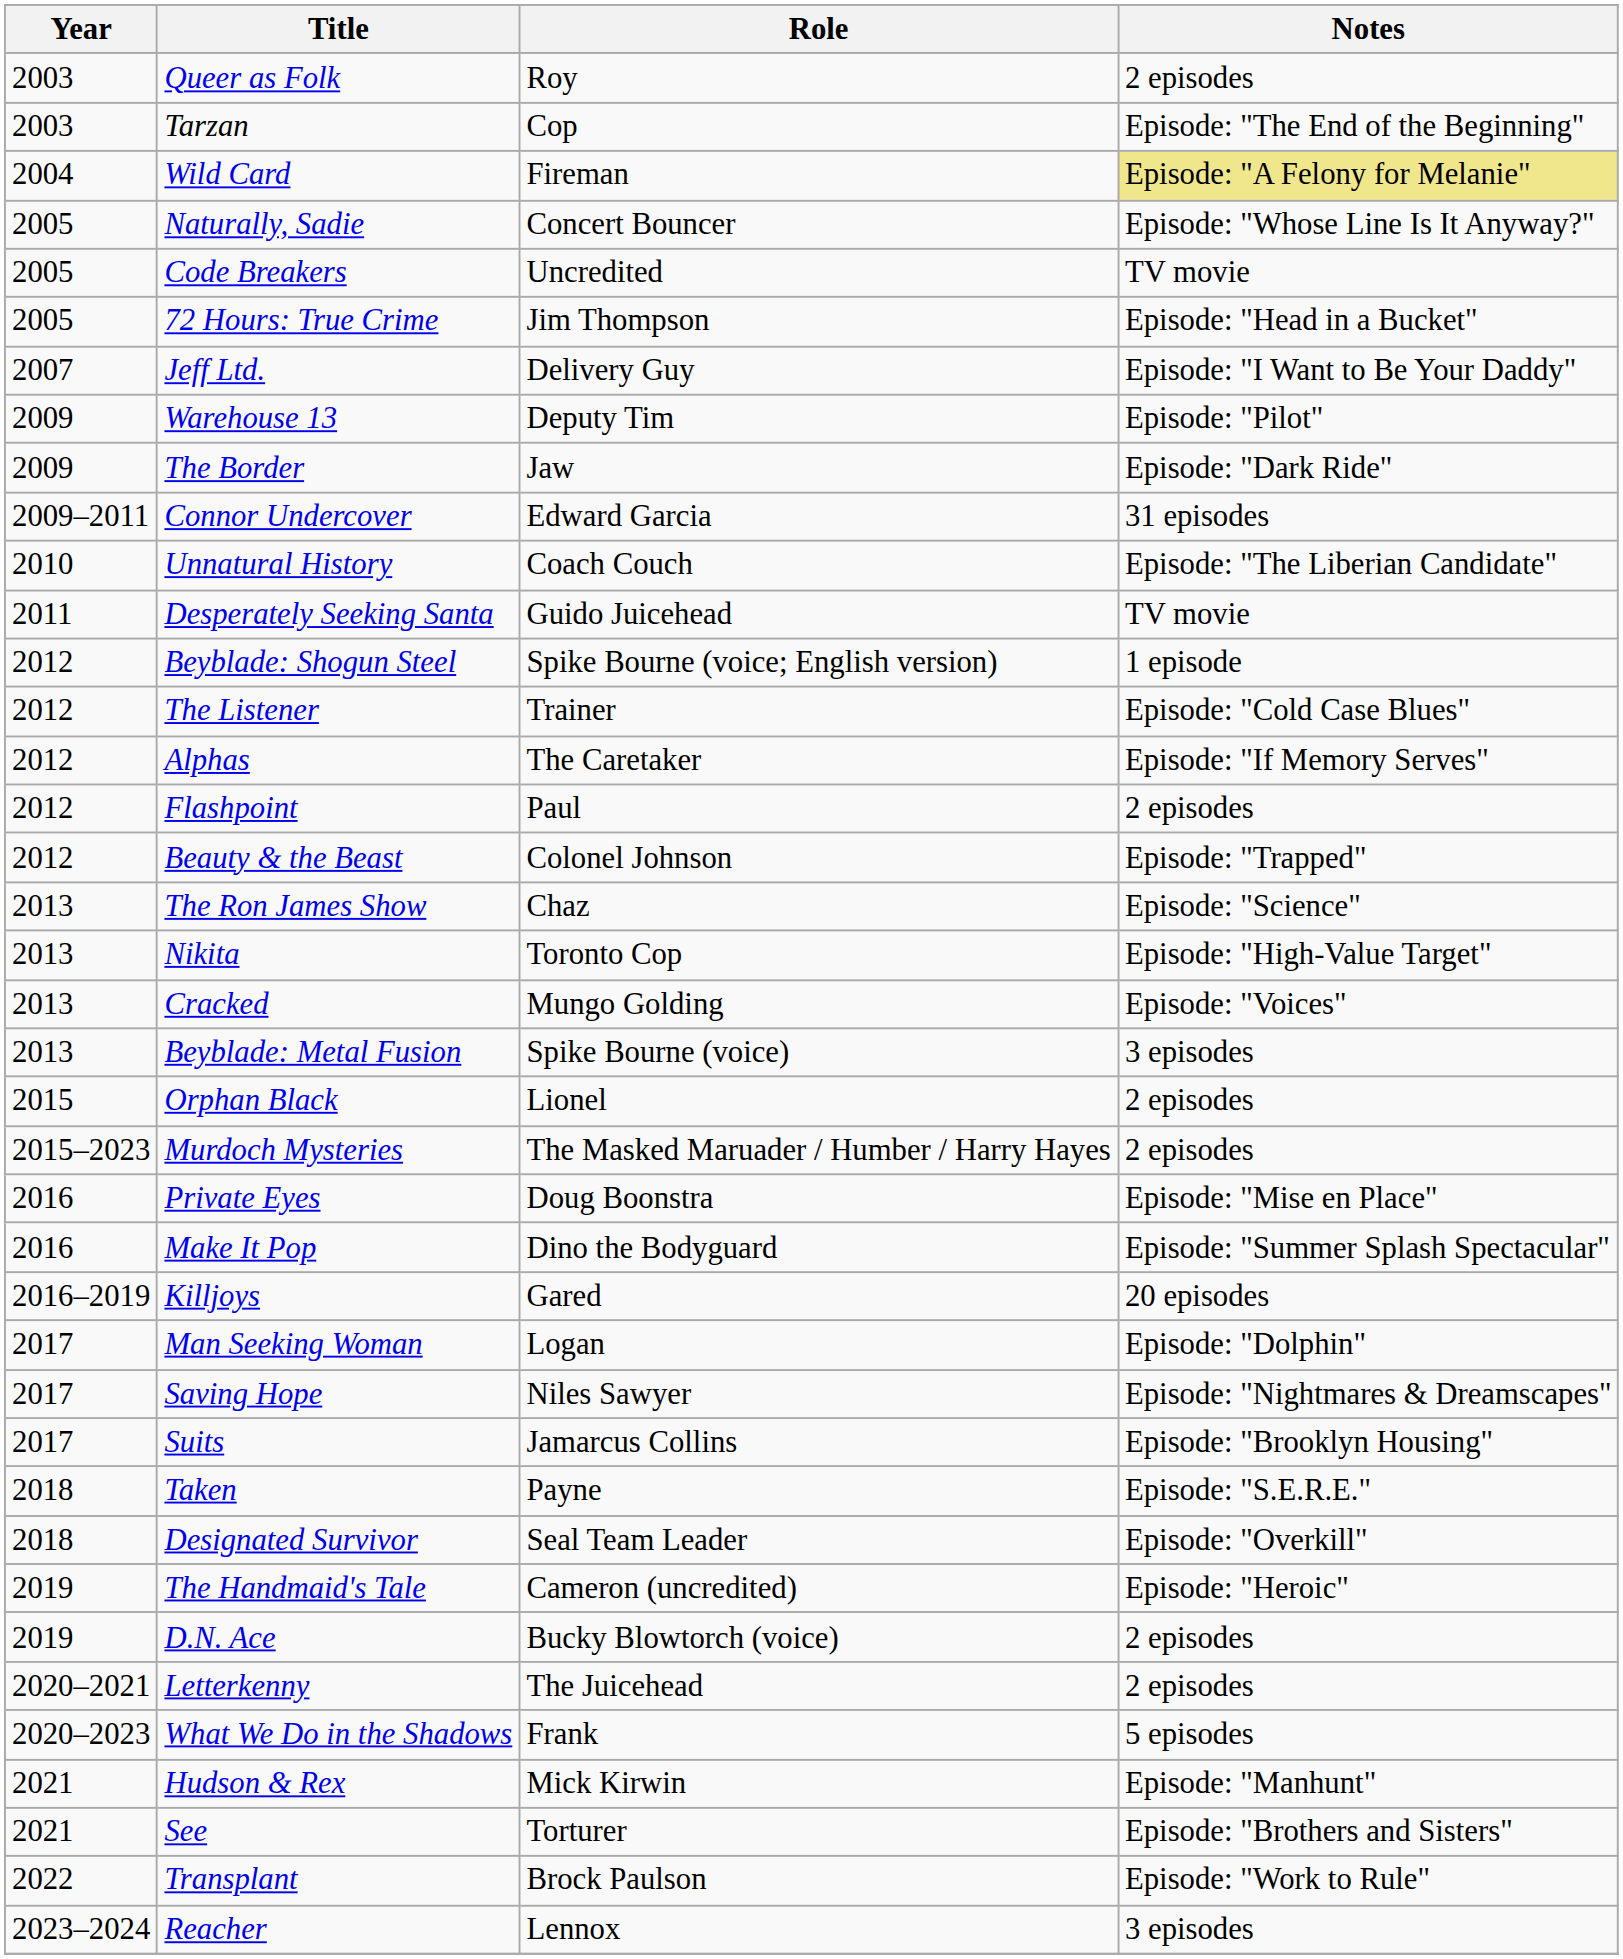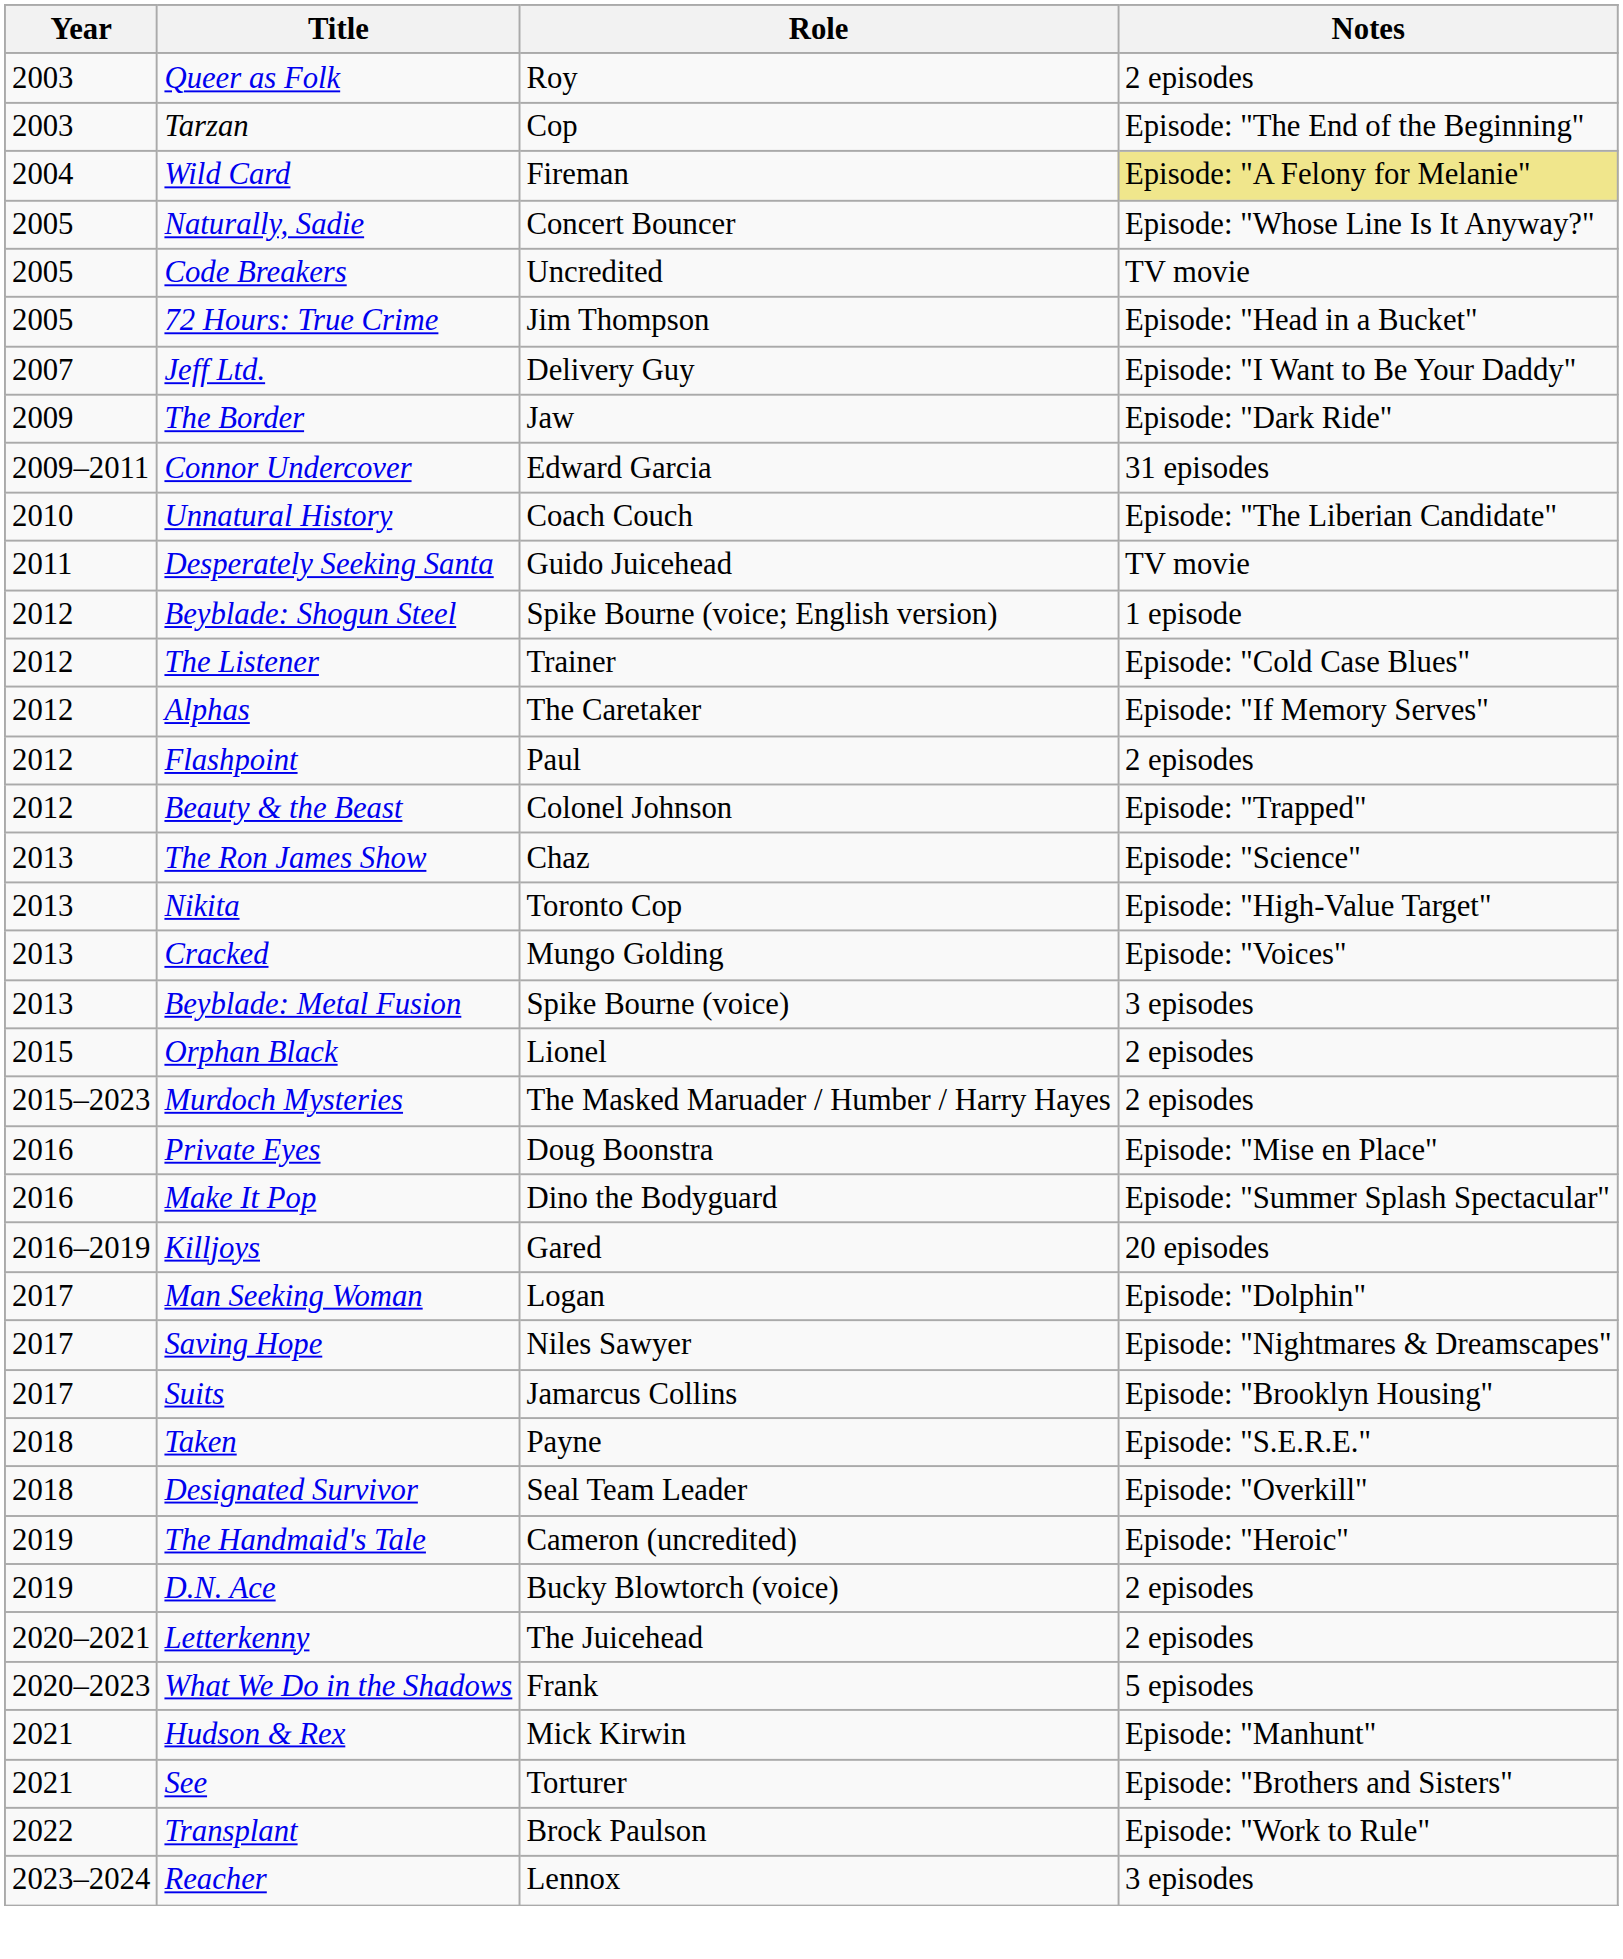- row: (251, 418)
